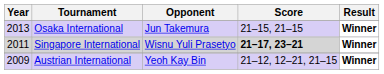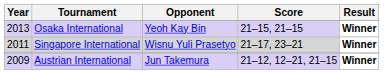(177, 28) Jun Takemura -> (175, 28) Yeoh Kay Bin
(272, 45) bold -> (272, 45) normal
(175, 61) Yeoh Kay Bin -> (177, 61) Jun Takemura
